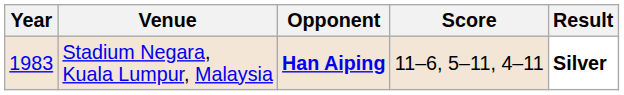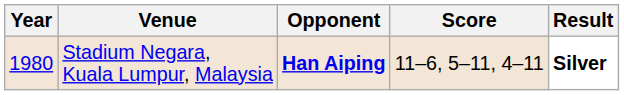(31, 63) 1983 -> (31, 63) 1980
